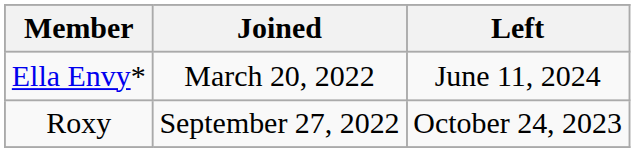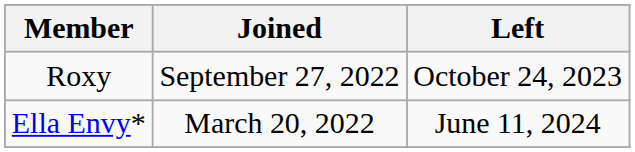rows swapped: (79, 123) <-> (79, 75)
